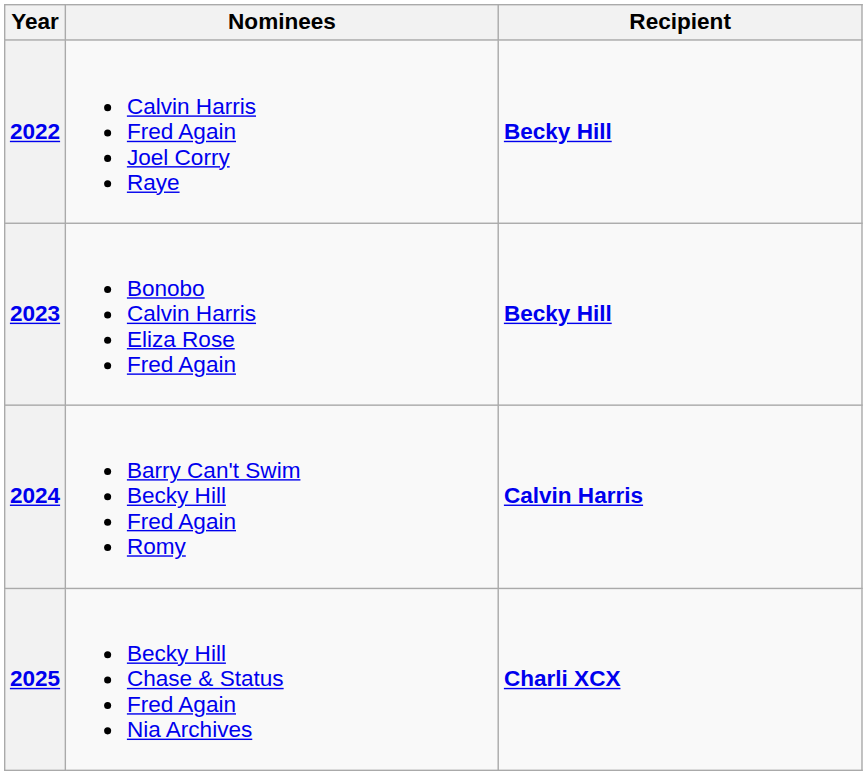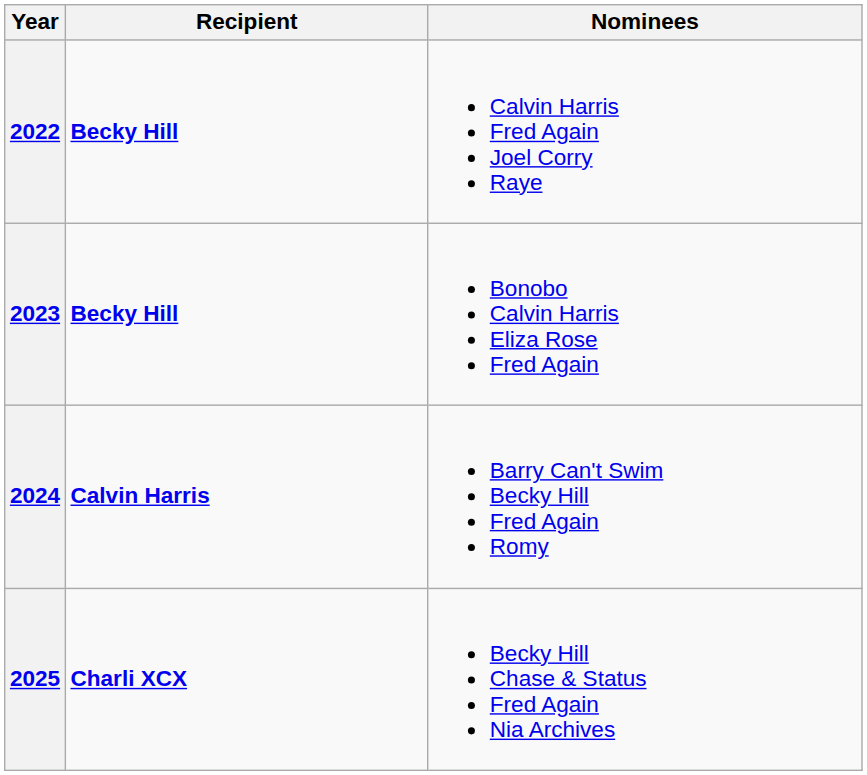columns swapped: (680, 22) <-> (282, 22)
